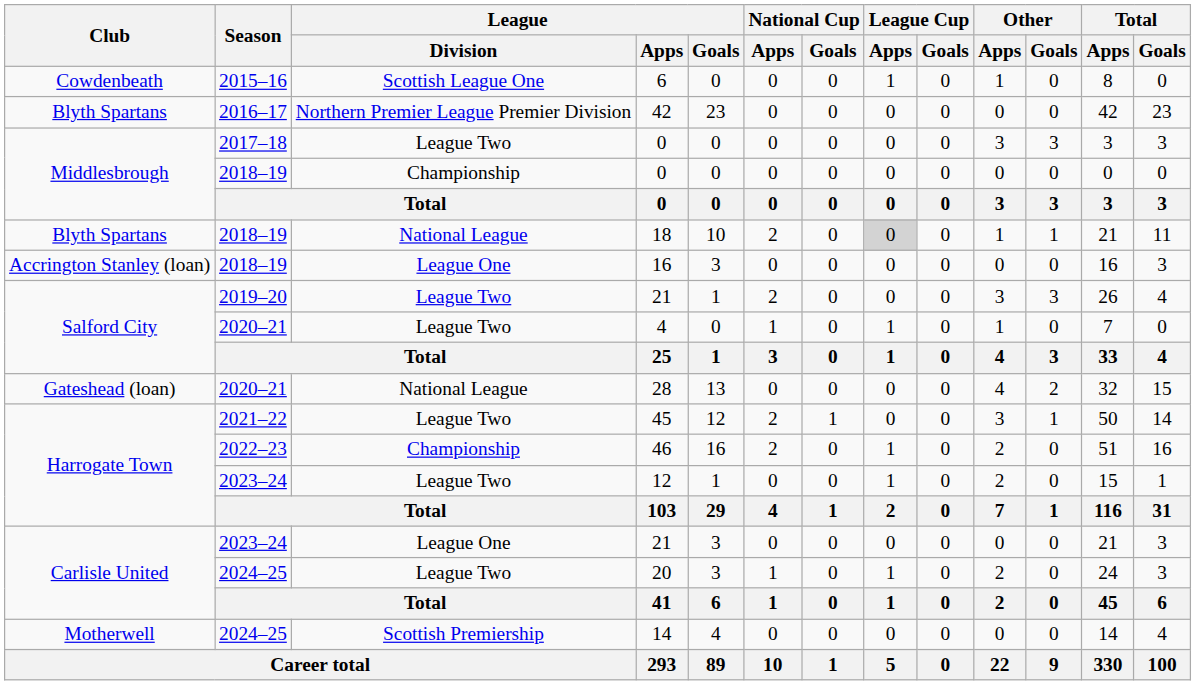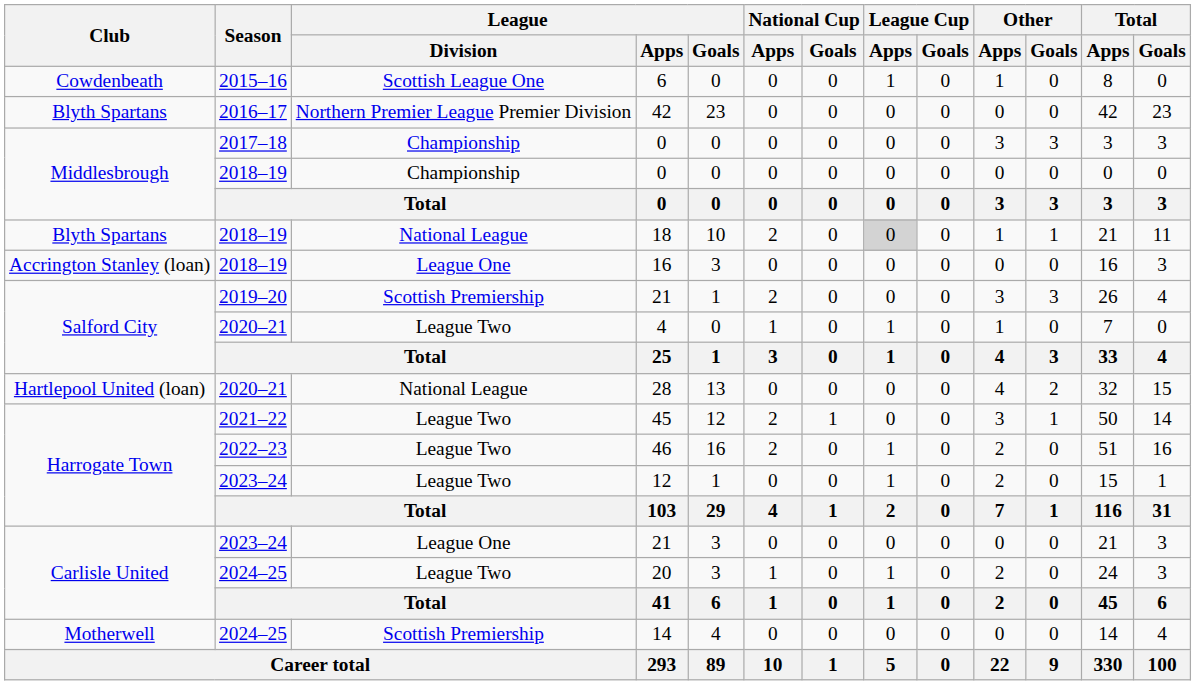(463, 142) League Two -> (463, 142) Championship
(463, 296) League Two -> (463, 296) Scottish Premiership
(110, 388) Gateshead (loan) -> (110, 388) Hartlepool United (loan)
(463, 449) Championship -> (463, 449) League Two
